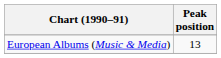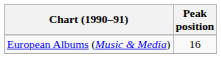(195, 44) 13 -> (195, 44) 16
